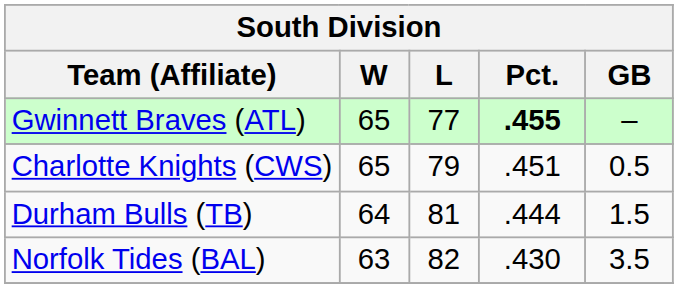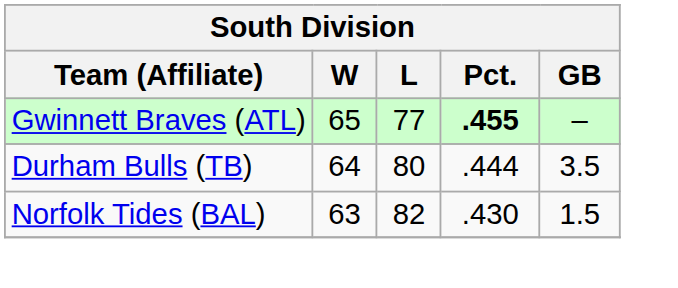- row: (172, 167)
(444, 213) 81 -> (409, 167) 80
(629, 213) 1.5 -> (580, 167) 3.5
(629, 259) 3.5 -> (580, 213) 1.5
